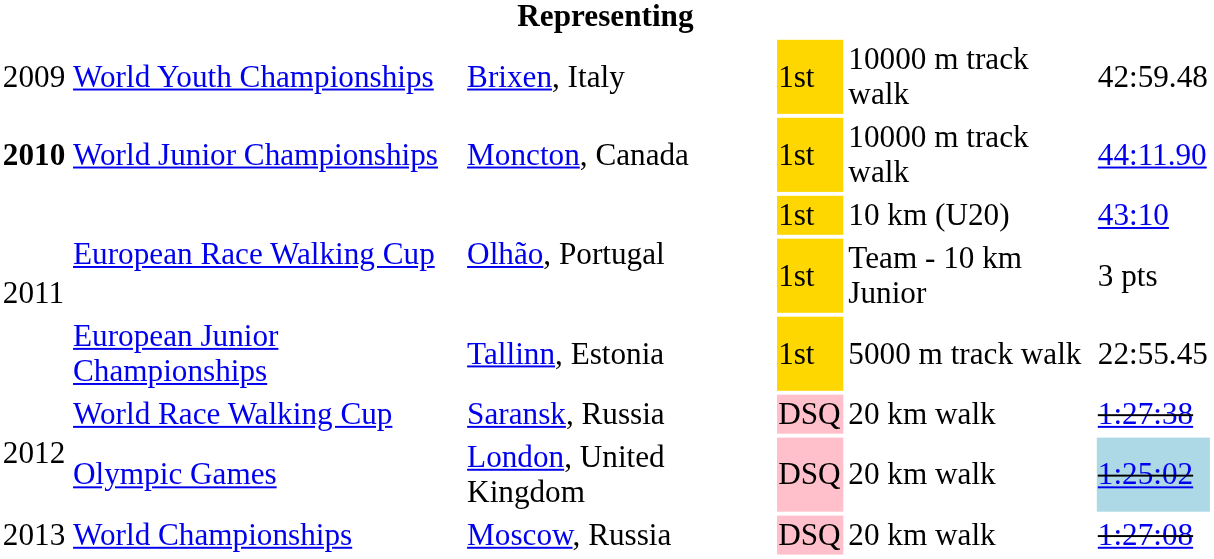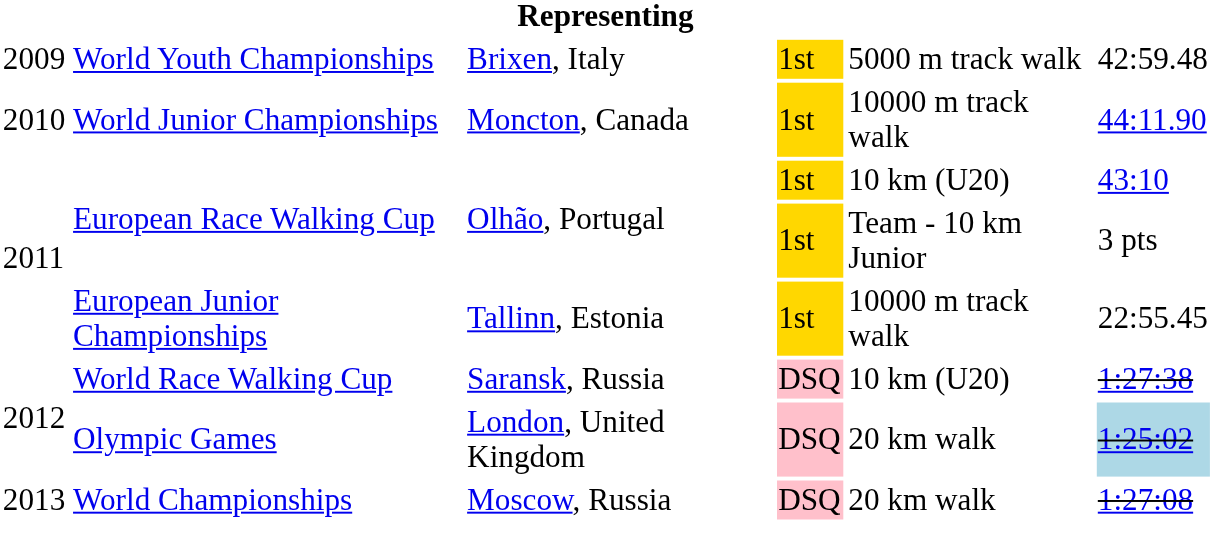(938, 76) 10000 m track walk -> (965, 58) 5000 m track walk
(34, 154) bold -> (34, 119) normal
(965, 353) 5000 m track walk -> (938, 318) 10000 m track walk
(922, 413) 20 km walk -> (929, 378) 10 km (U20)
